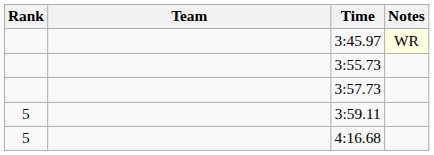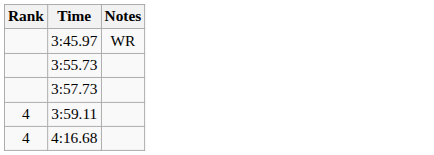- column: (189, 16)
(406, 41) lightyellow background -> (123, 41) no background
(26, 114) 5 -> (26, 114) 4
(26, 138) 5 -> (26, 138) 4
